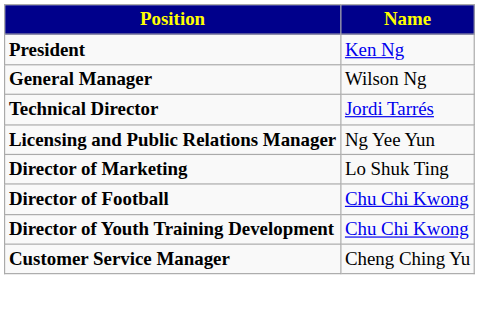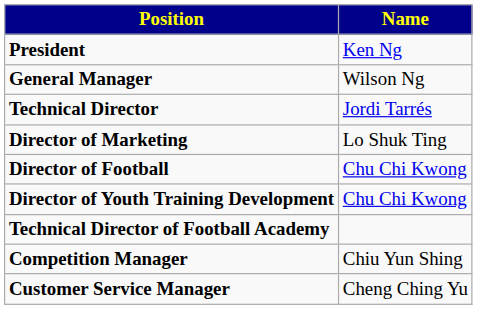- row: (173, 139)
+ row: (169, 229)
+ row: (98, 259)
